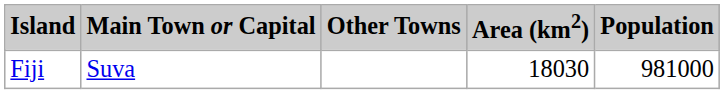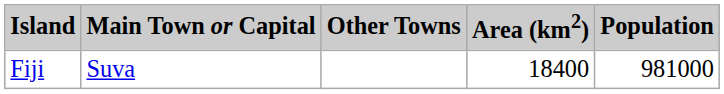(559, 68) 18030 -> (559, 68) 18400
